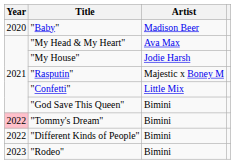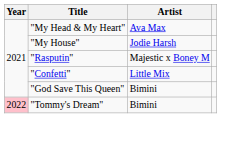- row: (45, 27)
- row: (85, 136)
- row: (47, 151)
